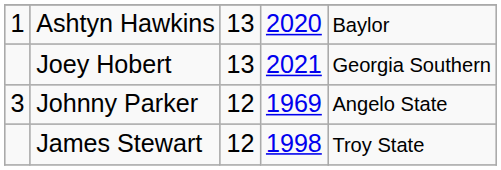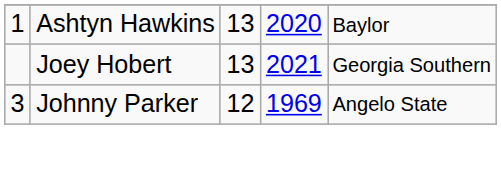- row: (119, 143)
